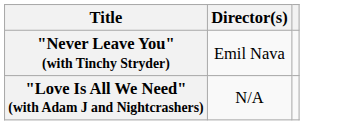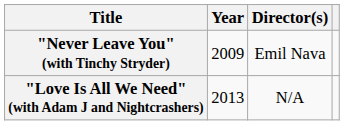+ column: (228, 17)
